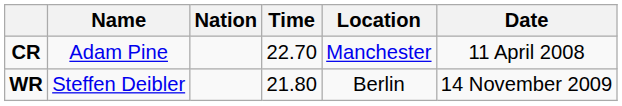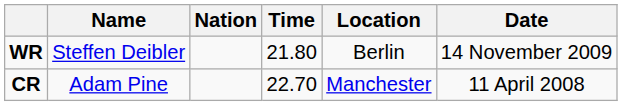rows swapped: (26, 84) <-> (26, 52)
